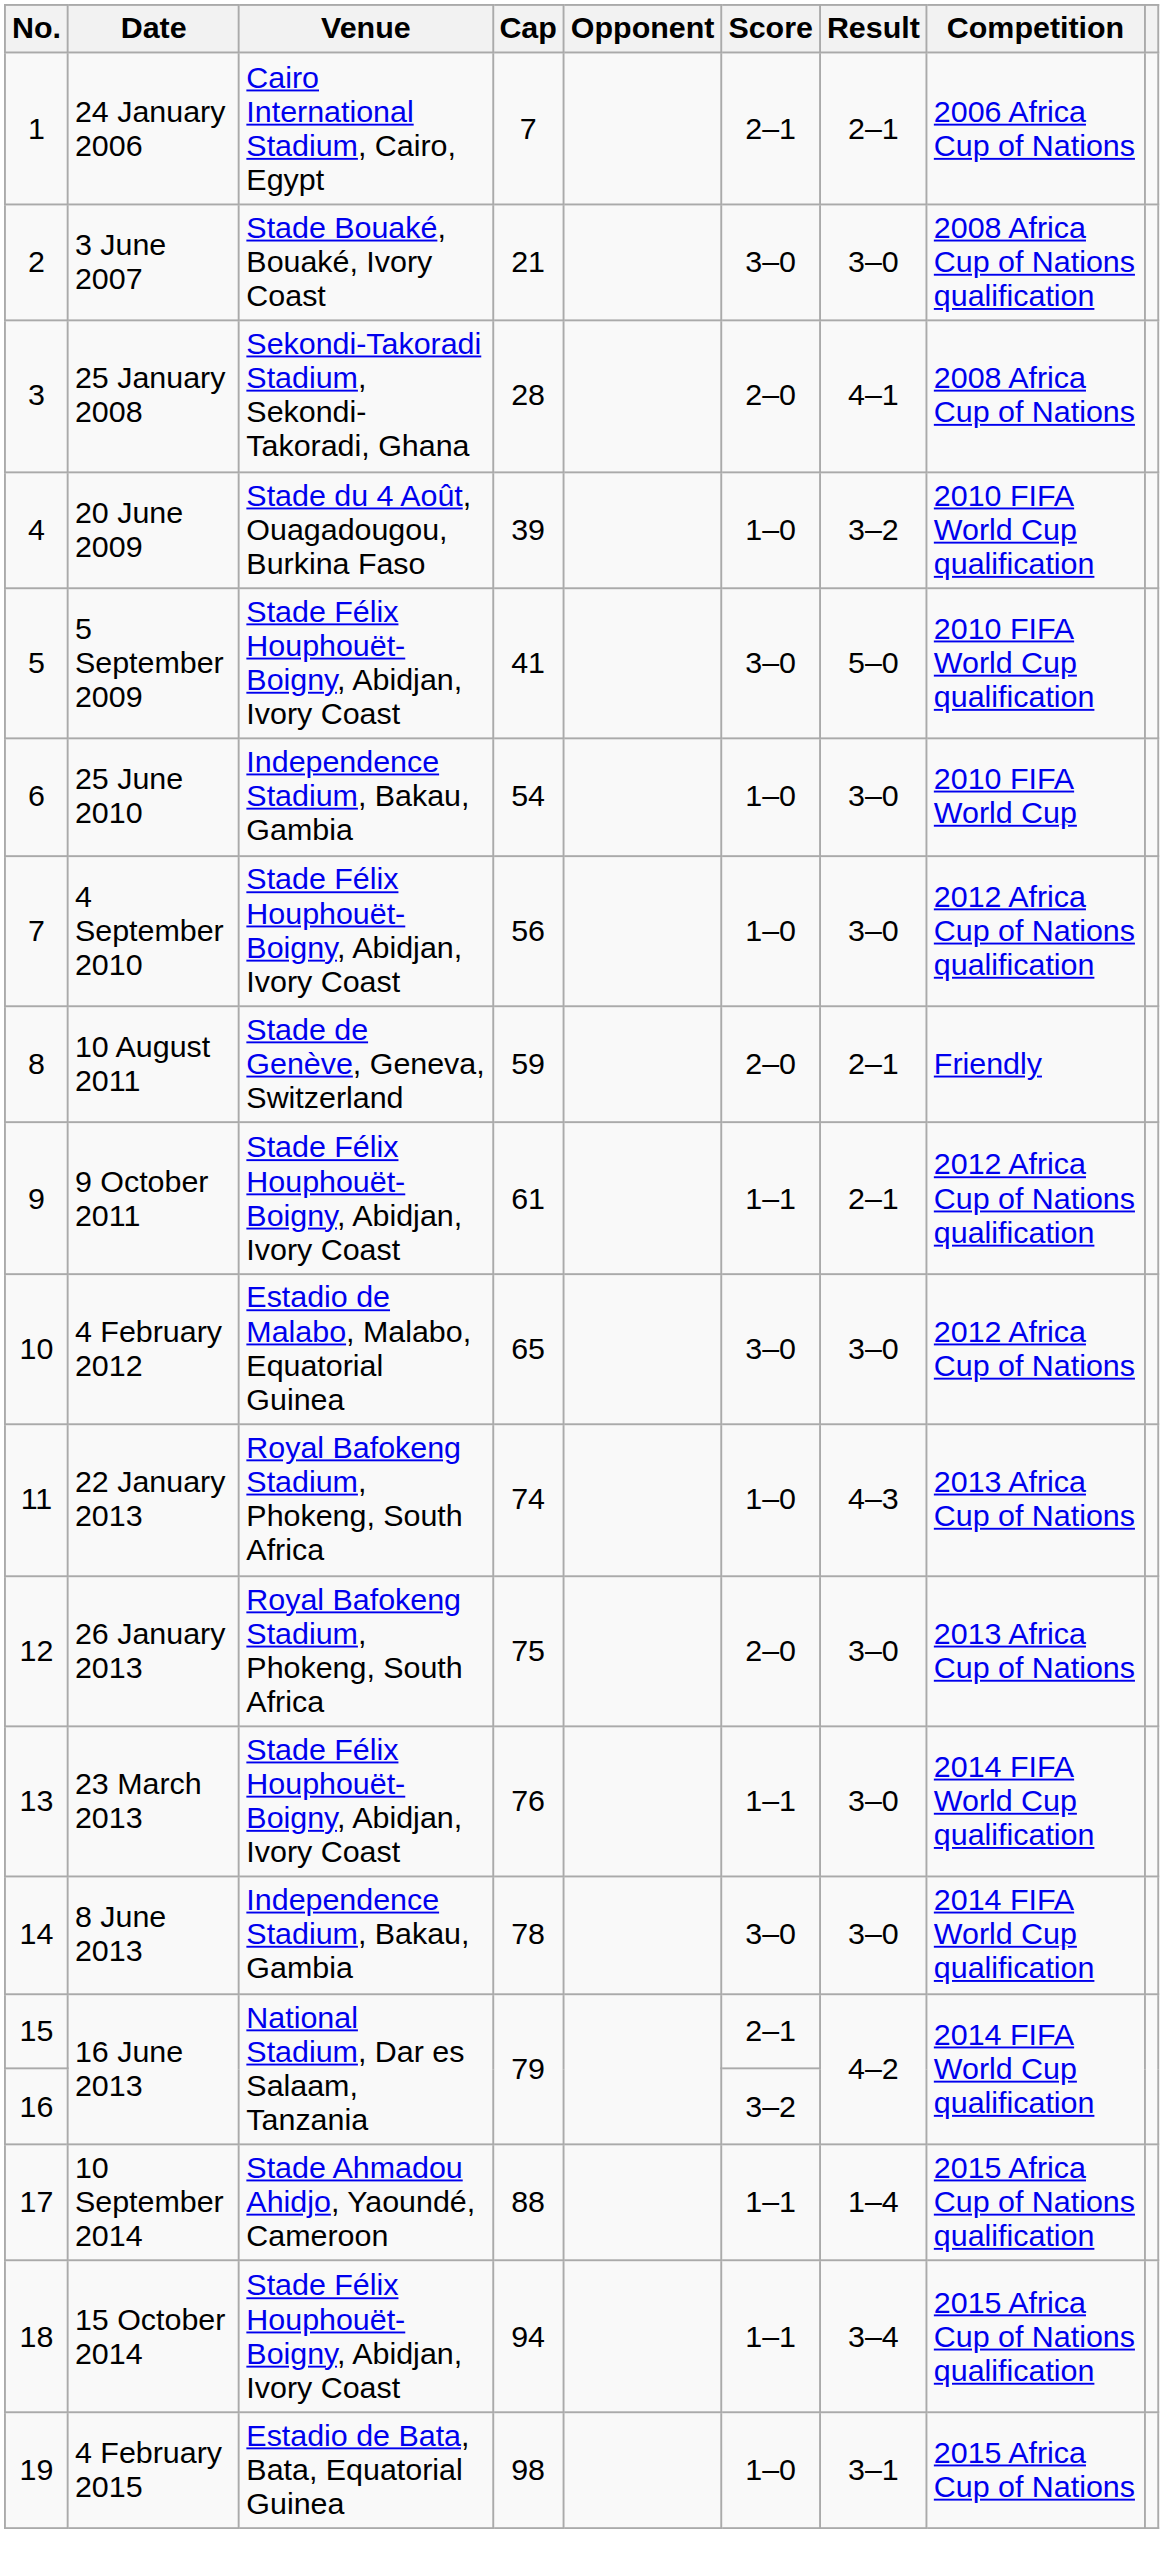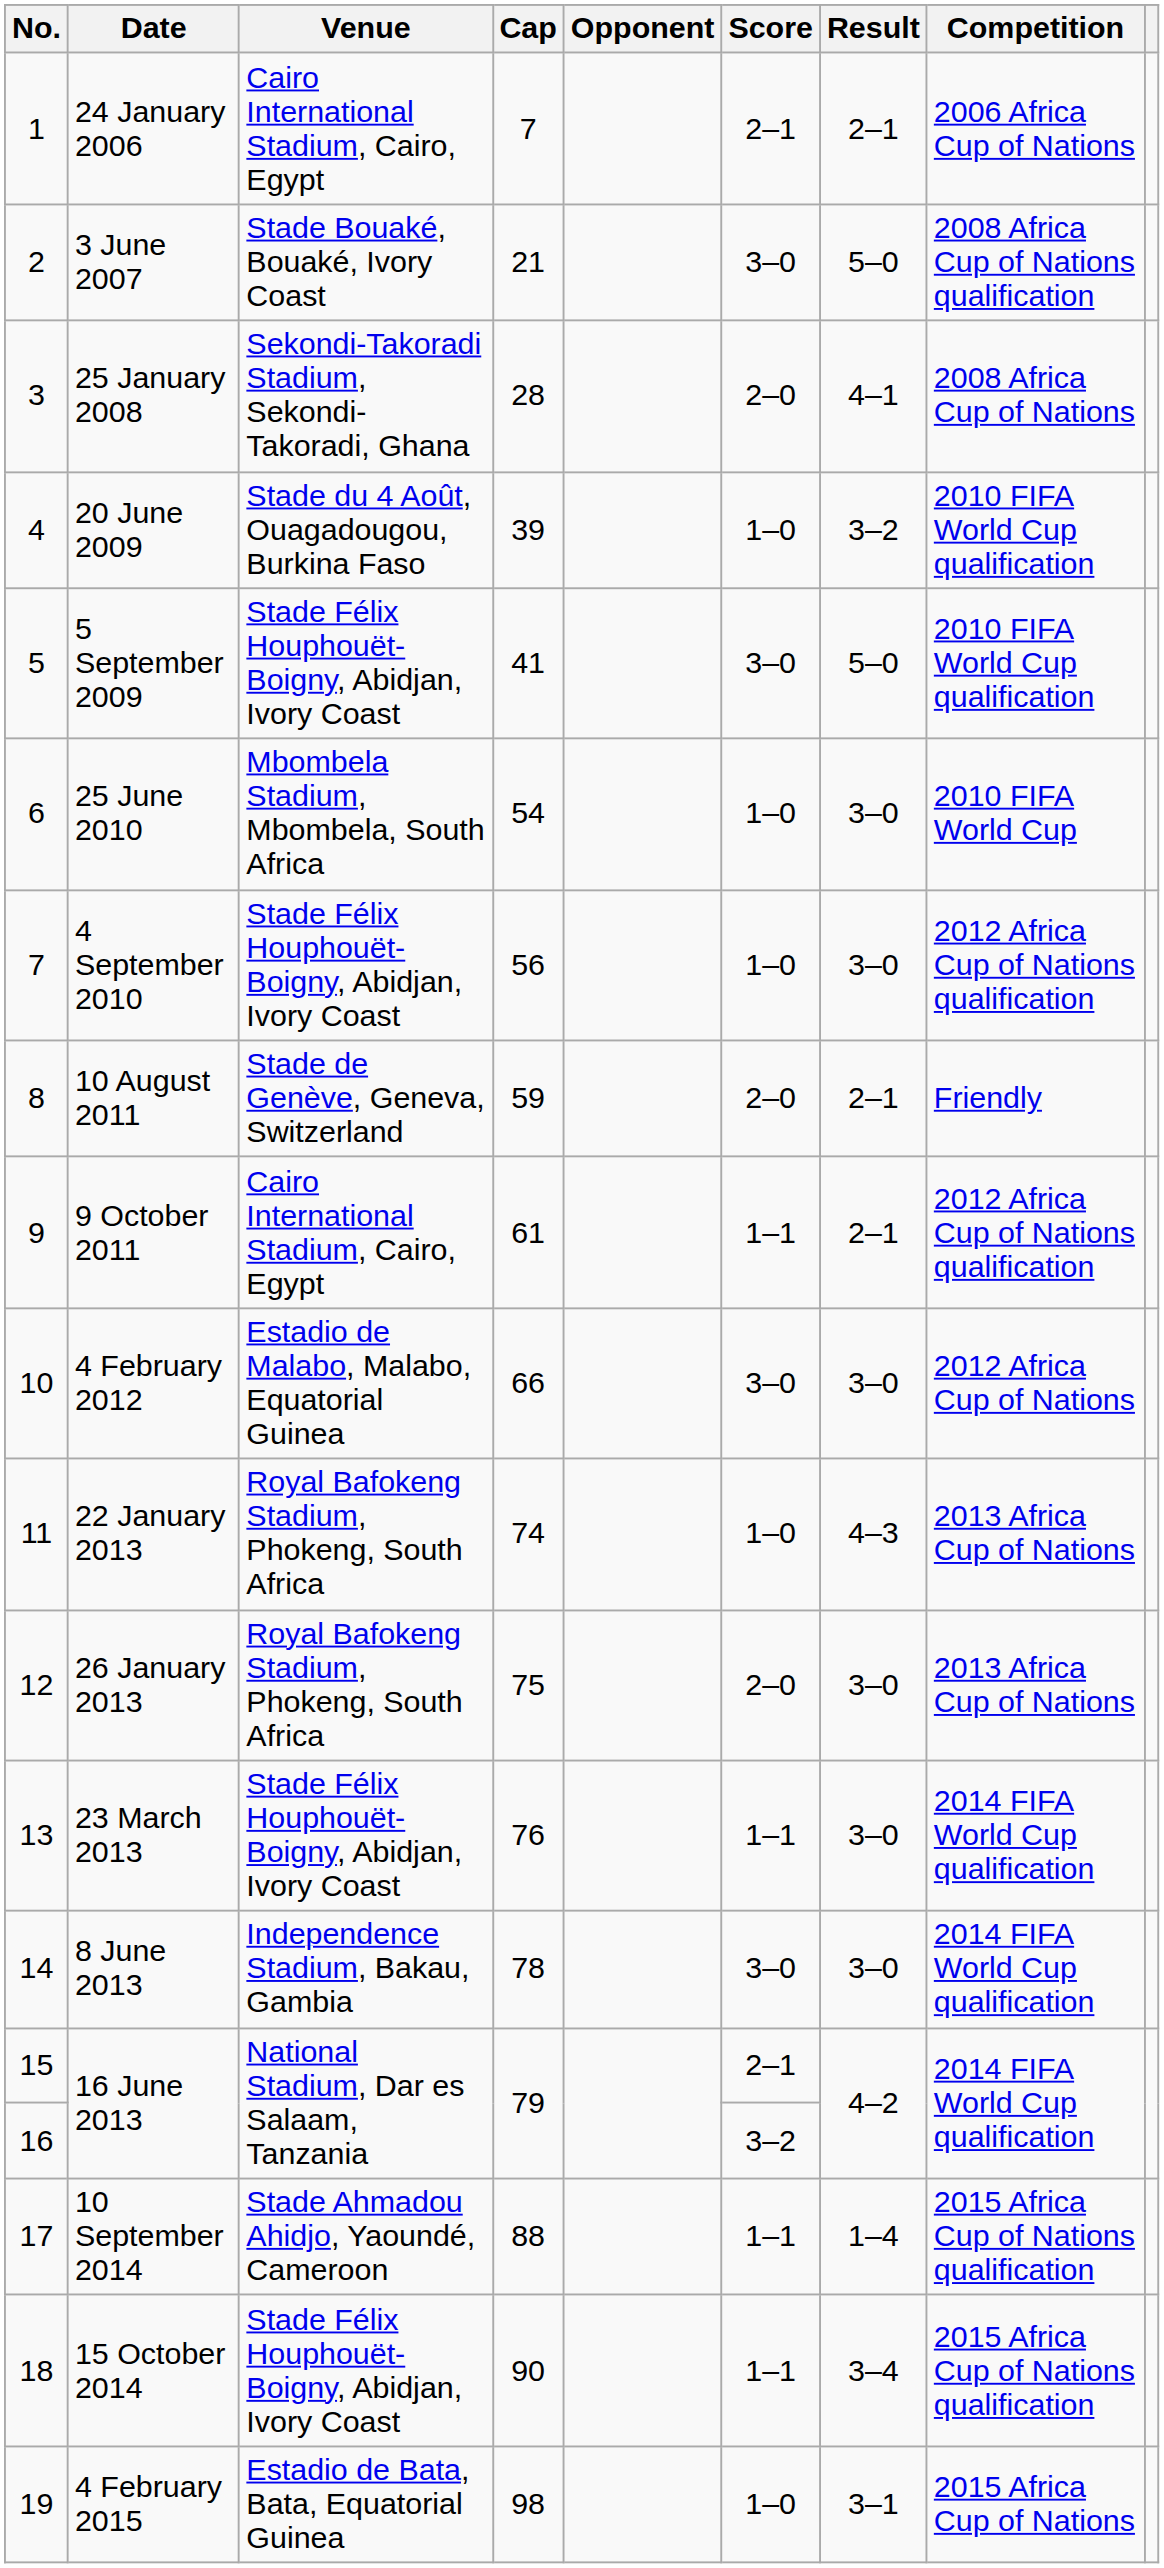(873, 261) 3–0 -> (873, 261) 5–0
(358, 796) Independence Stadium, Bakau, Gambia -> (366, 813) Mbombela Stadium, Mbombela, South Africa
(354, 1197) Stade Félix Houphouët-Boigny, Abidjan, Ivory Coast -> (351, 1232) Cairo International Stadium, Cairo, Egypt
(528, 1348) 65 -> (528, 1382) 66
(528, 2335) 94 -> (528, 2370) 90
